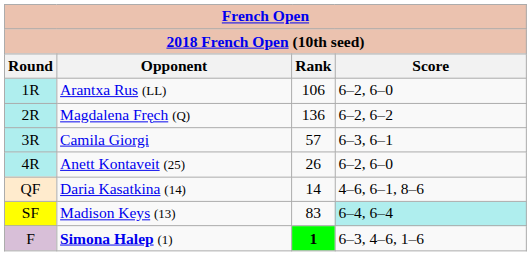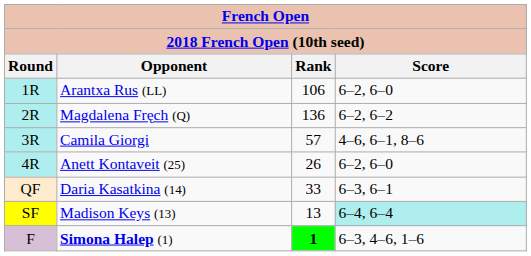(366, 139) 6–3, 6–1 -> (381, 139) 4–6, 6–1, 8–6
(313, 189) 14 -> (313, 189) 33
(381, 189) 4–6, 6–1, 8–6 -> (366, 189) 6–3, 6–1
(313, 213) 83 -> (313, 213) 13
